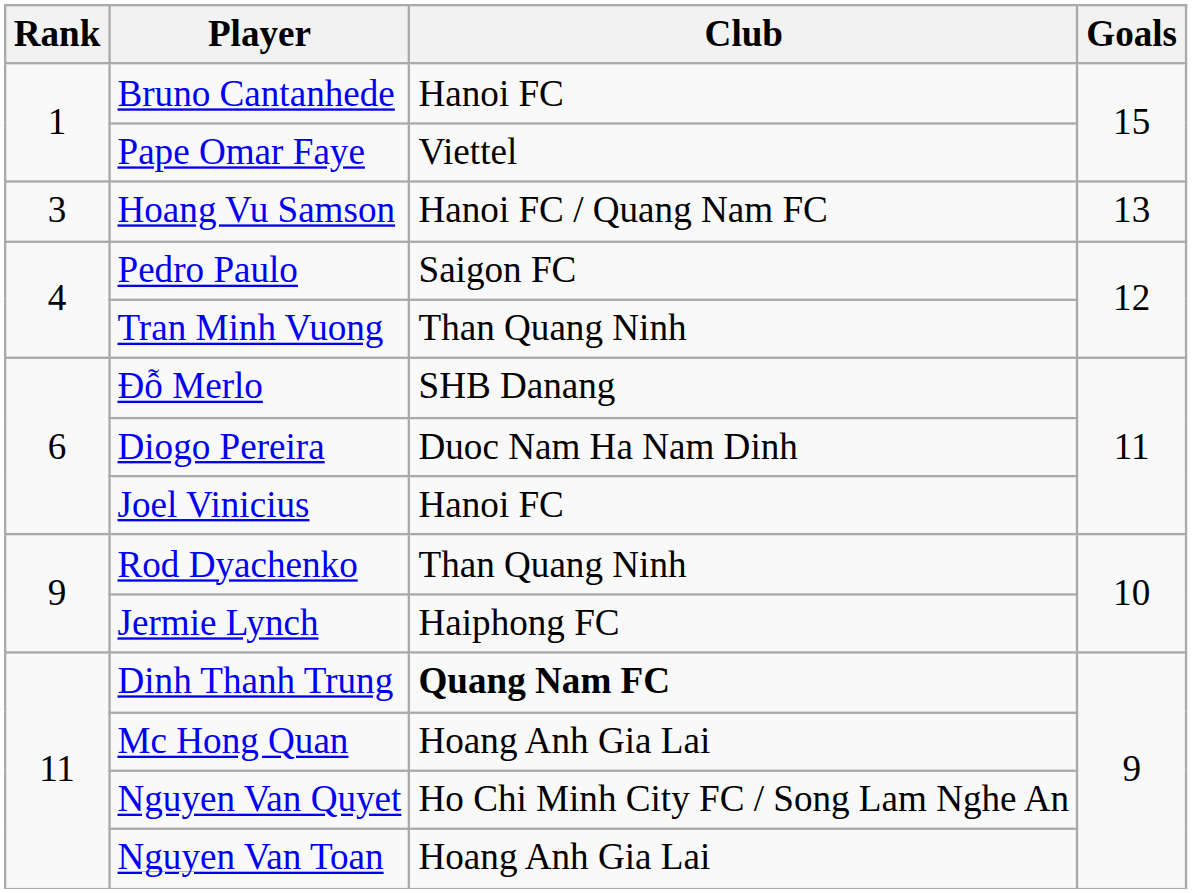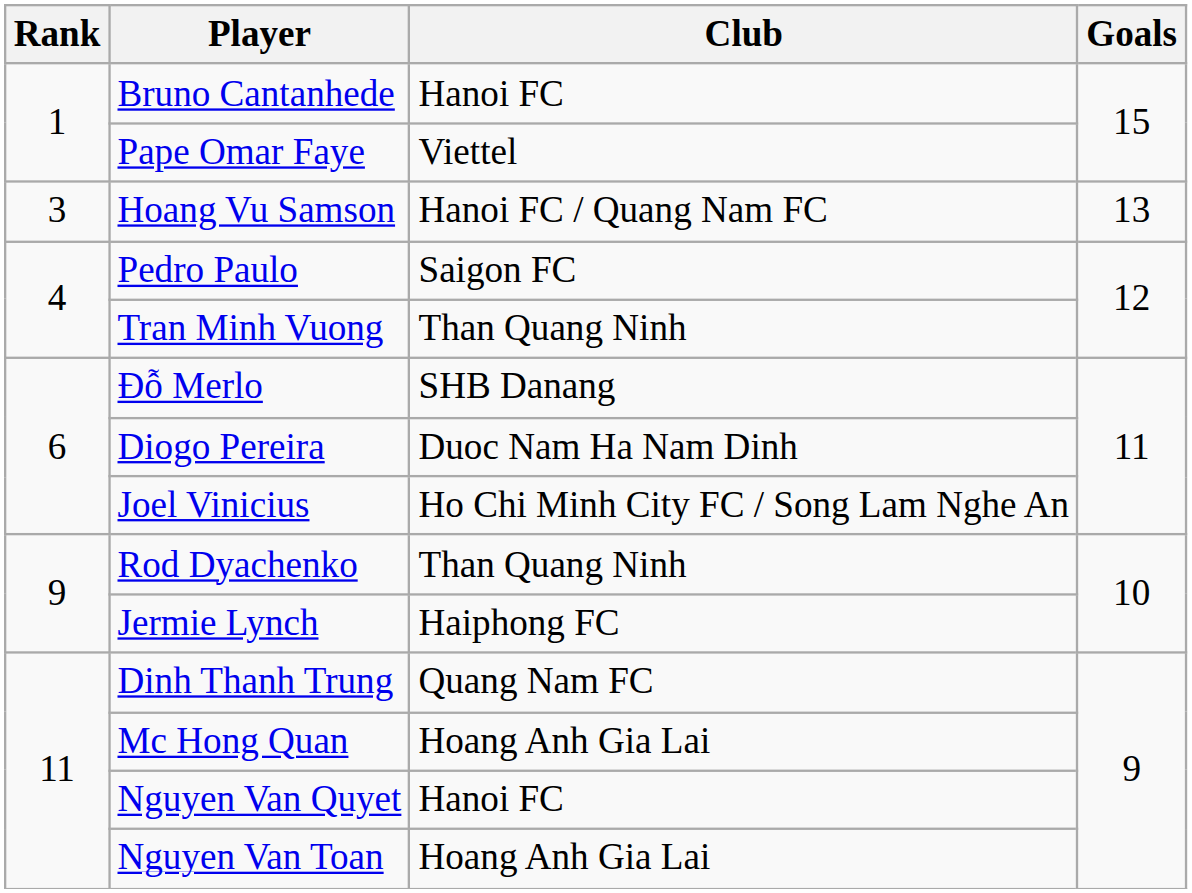(491, 504) Hanoi FC -> (744, 504) Ho Chi Minh City FC / Song Lam Nghe An
(544, 681) bold -> (536, 681) normal
(744, 799) Ho Chi Minh City FC / Song Lam Nghe An -> (491, 799) Hanoi FC
